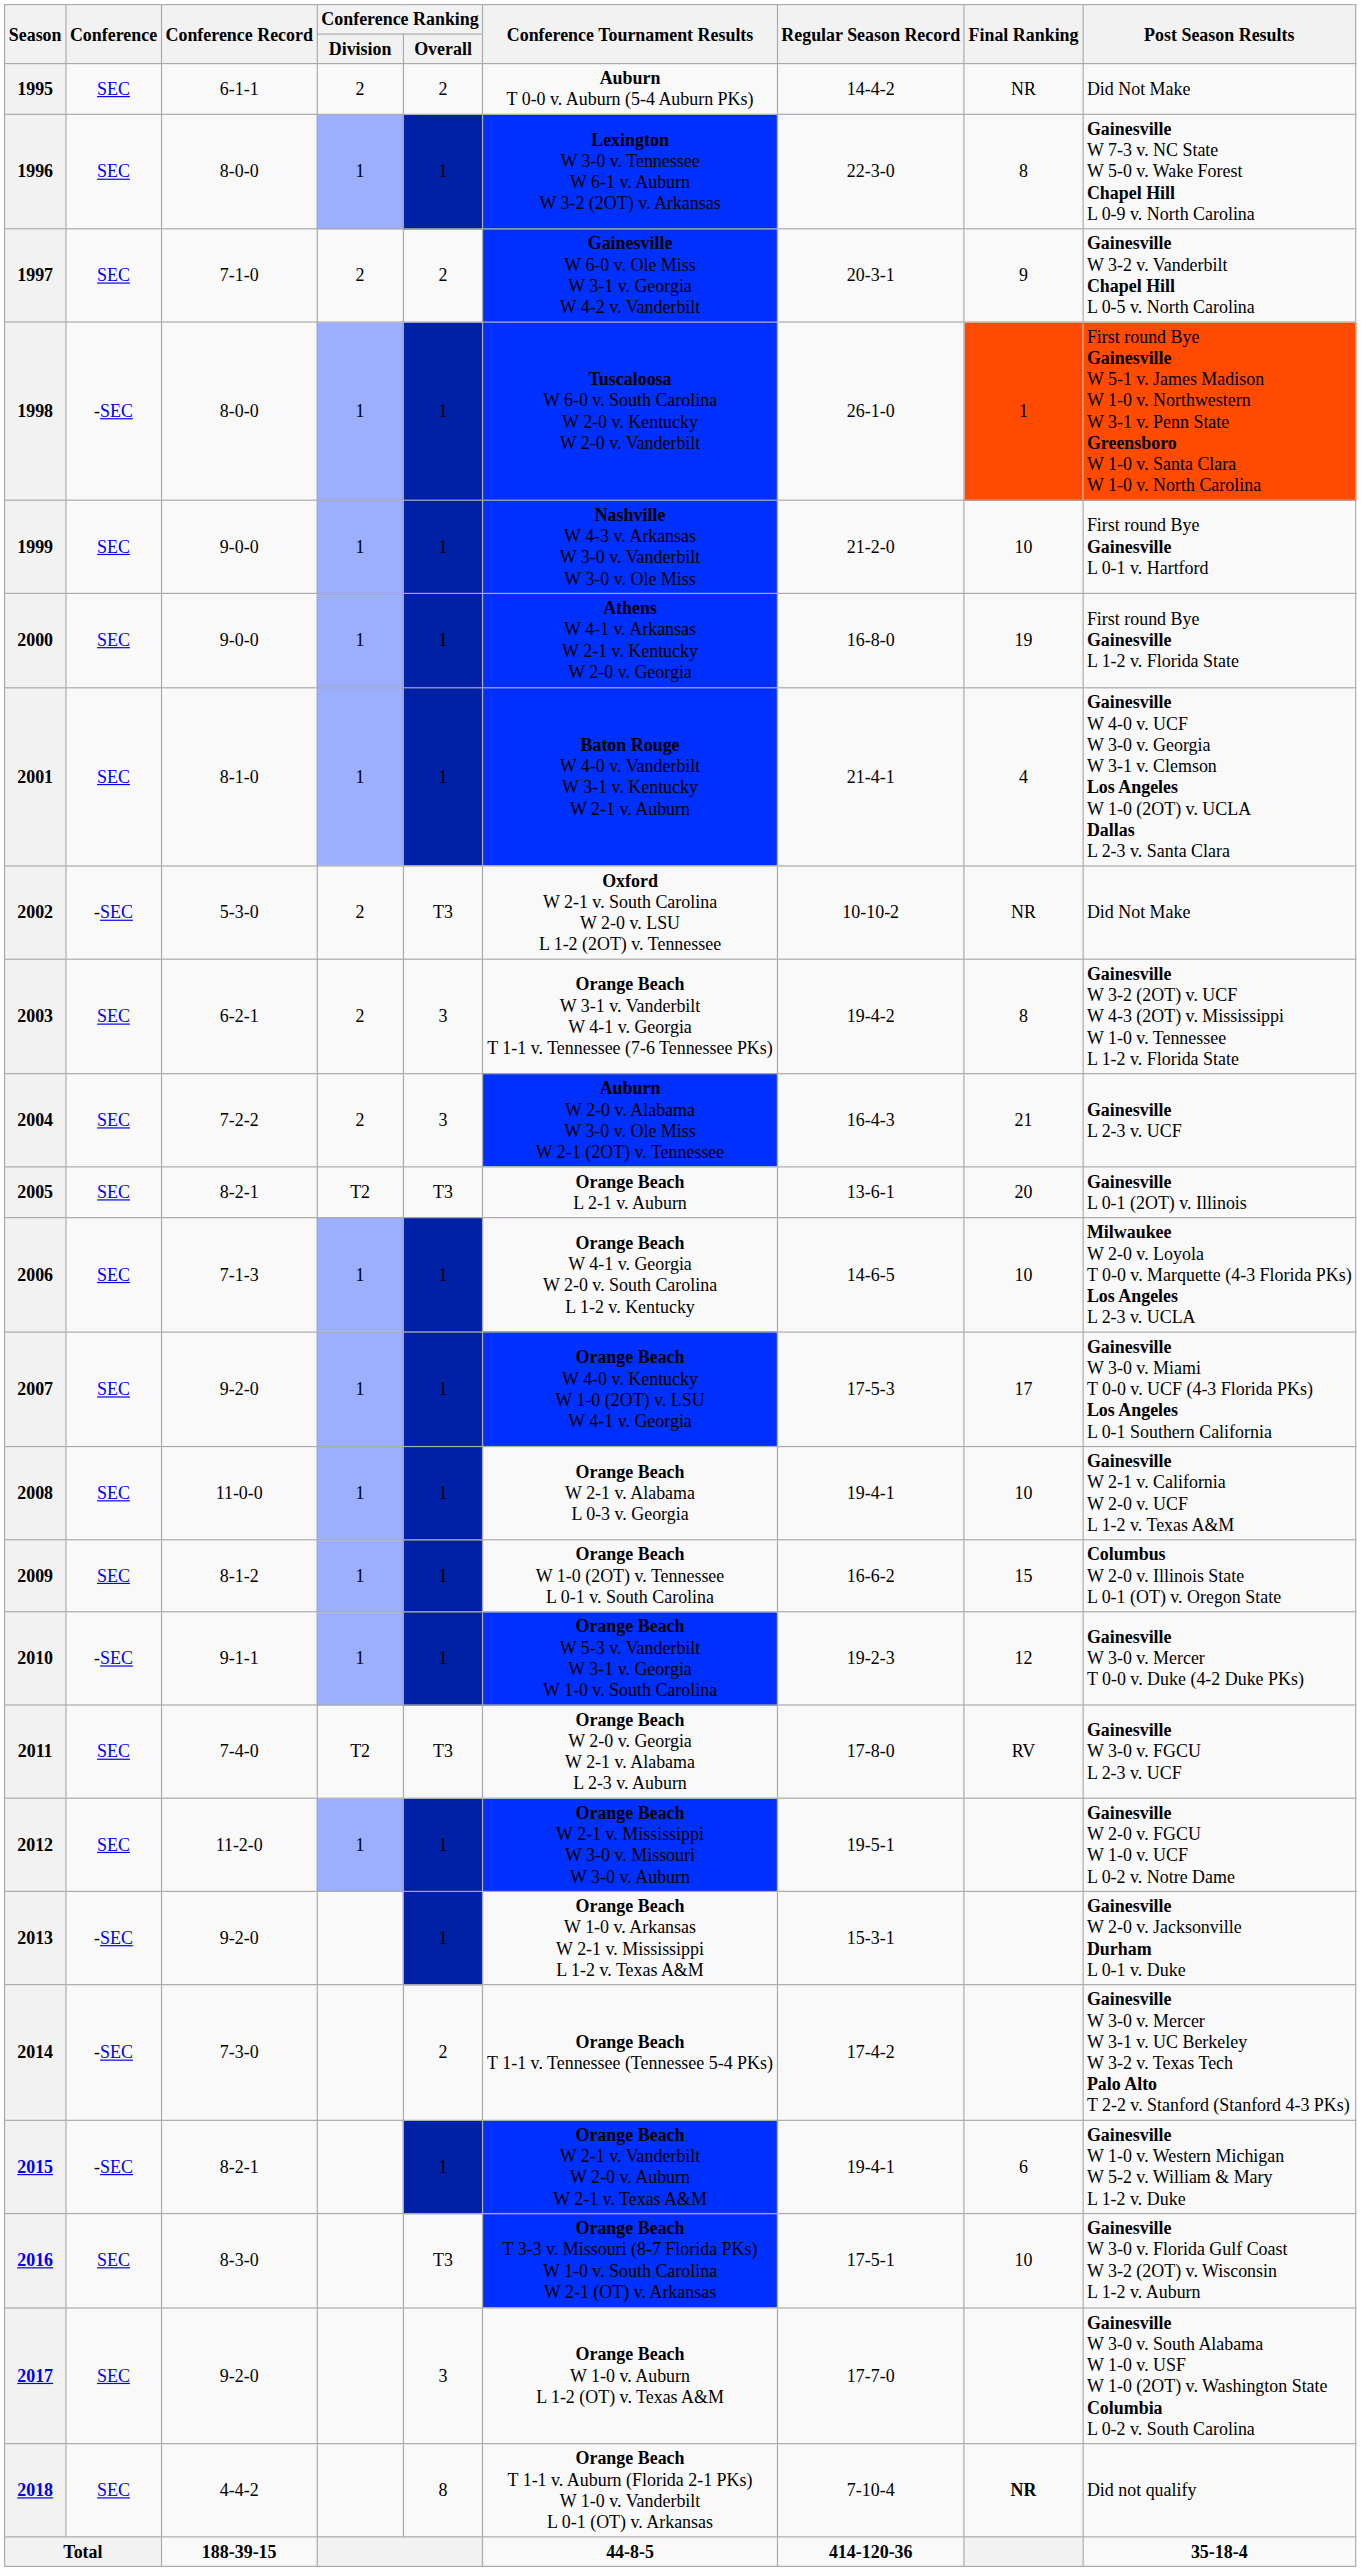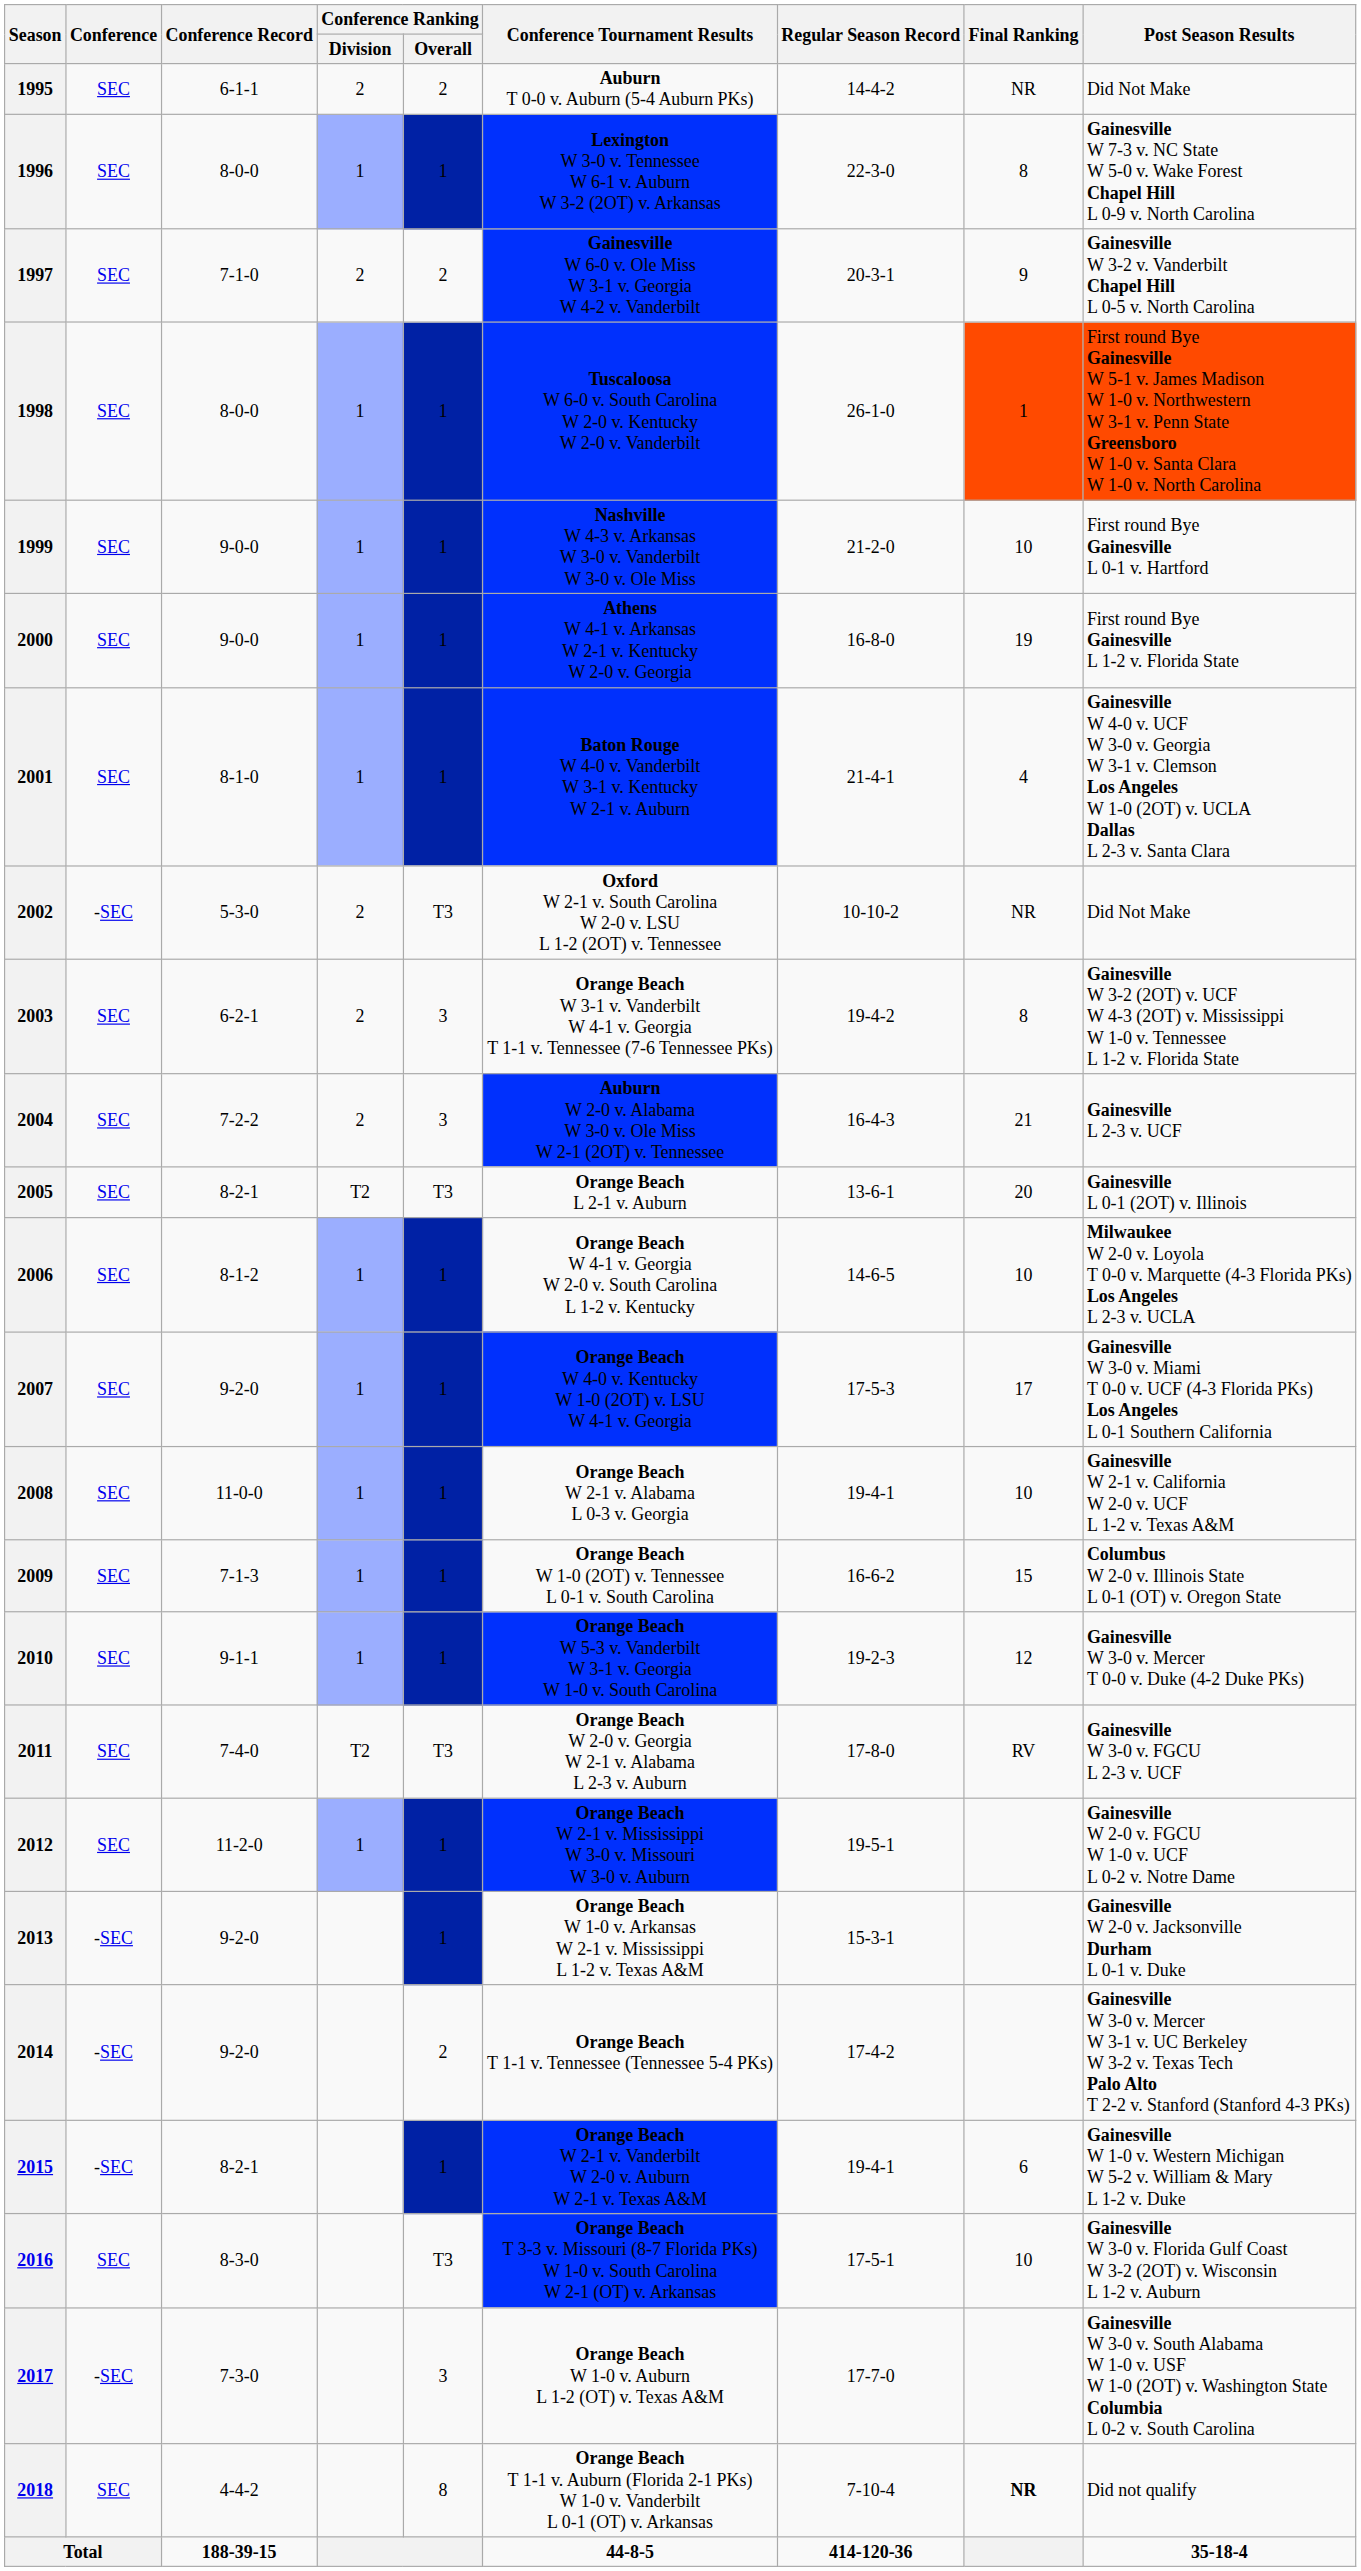(114, 411) -SEC -> (114, 411) SEC
(239, 1274) 7-1-3 -> (239, 1274) 8-1-2
(239, 1575) 8-1-2 -> (239, 1575) 7-1-3
(114, 1658) -SEC -> (114, 1658) SEC
(239, 2052) 7-3-0 -> (239, 2052) 9-2-0
(114, 2375) SEC -> (114, 2375) -SEC
(239, 2375) 9-2-0 -> (239, 2375) 7-3-0
